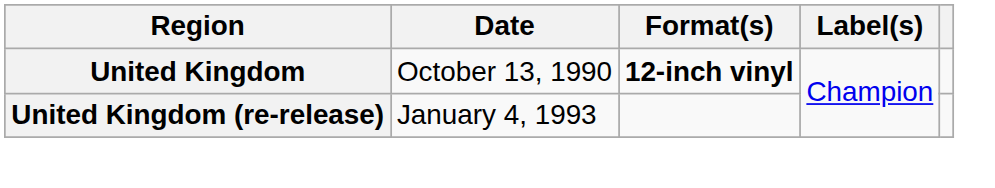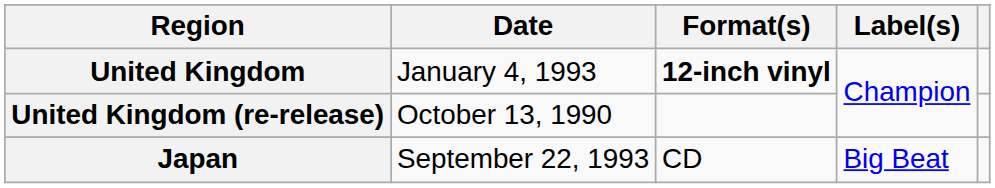(505, 70) October 13, 1990 -> (497, 70) January 4, 1993
(497, 114) January 4, 1993 -> (505, 114) October 13, 1990
+ row: (198, 159)
